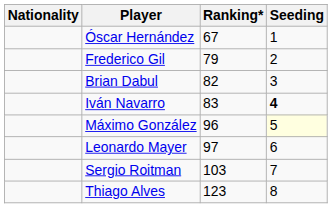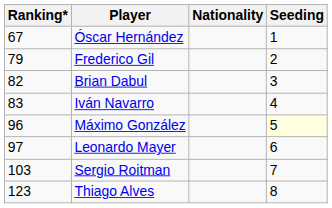columns swapped: (43, 15) <-> (233, 15)
(274, 103) bold -> (274, 103) normal
